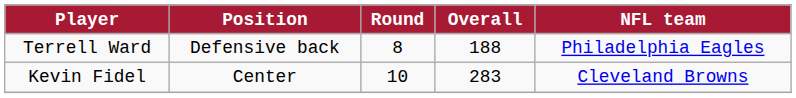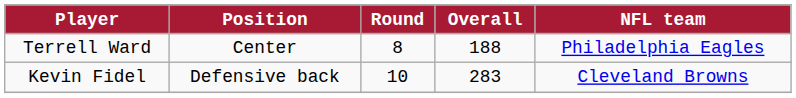(265, 48) Defensive back -> (265, 48) Center
(265, 77) Center -> (265, 77) Defensive back
